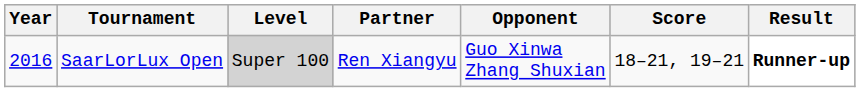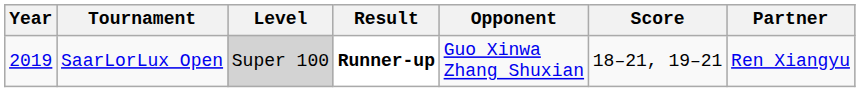columns swapped: (397, 20) <-> (801, 20)
(31, 61) 2016 -> (31, 61) 2019
